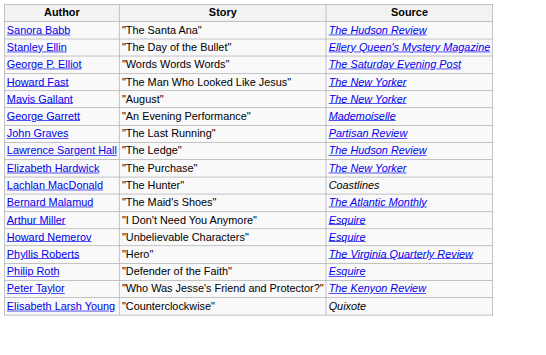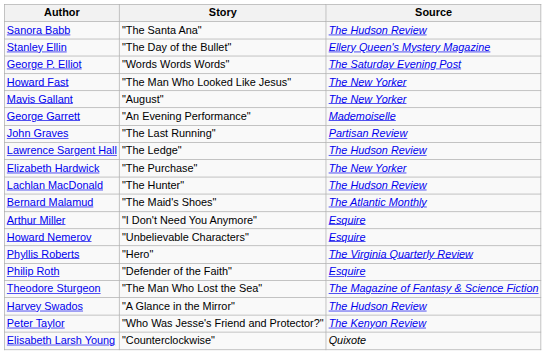(354, 185) Coastlines -> (378, 185) The Hudson Review
+ row: (54, 289)
+ row: (45, 306)
